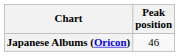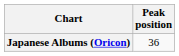(154, 42) 46 -> (154, 42) 36
